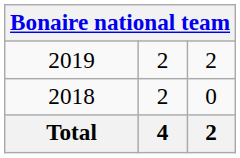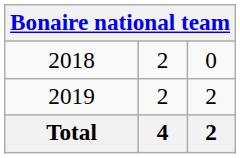rows swapped: (72, 96) <-> (72, 59)
